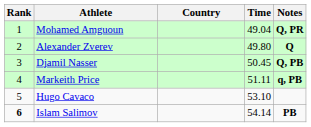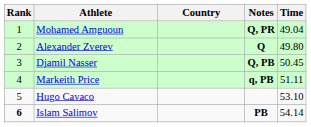columns swapped: (259, 12) <-> (290, 12)
